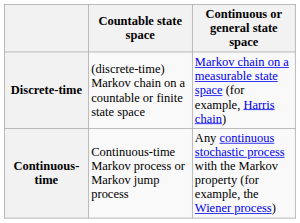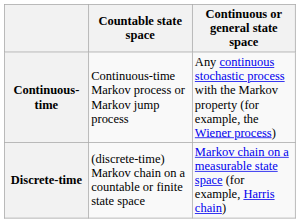rows swapped: (46, 90) <-> (46, 173)
